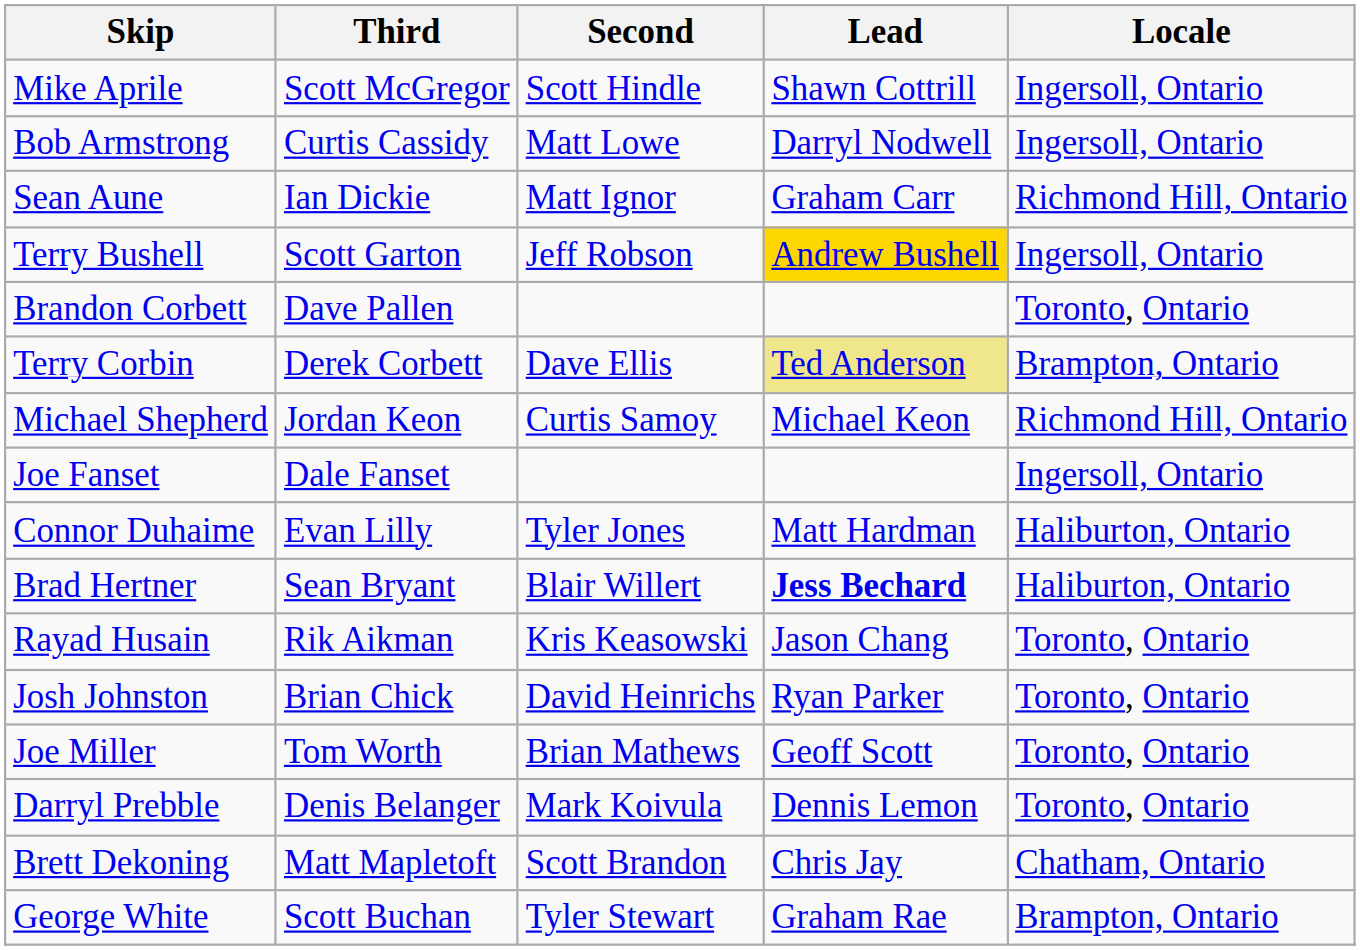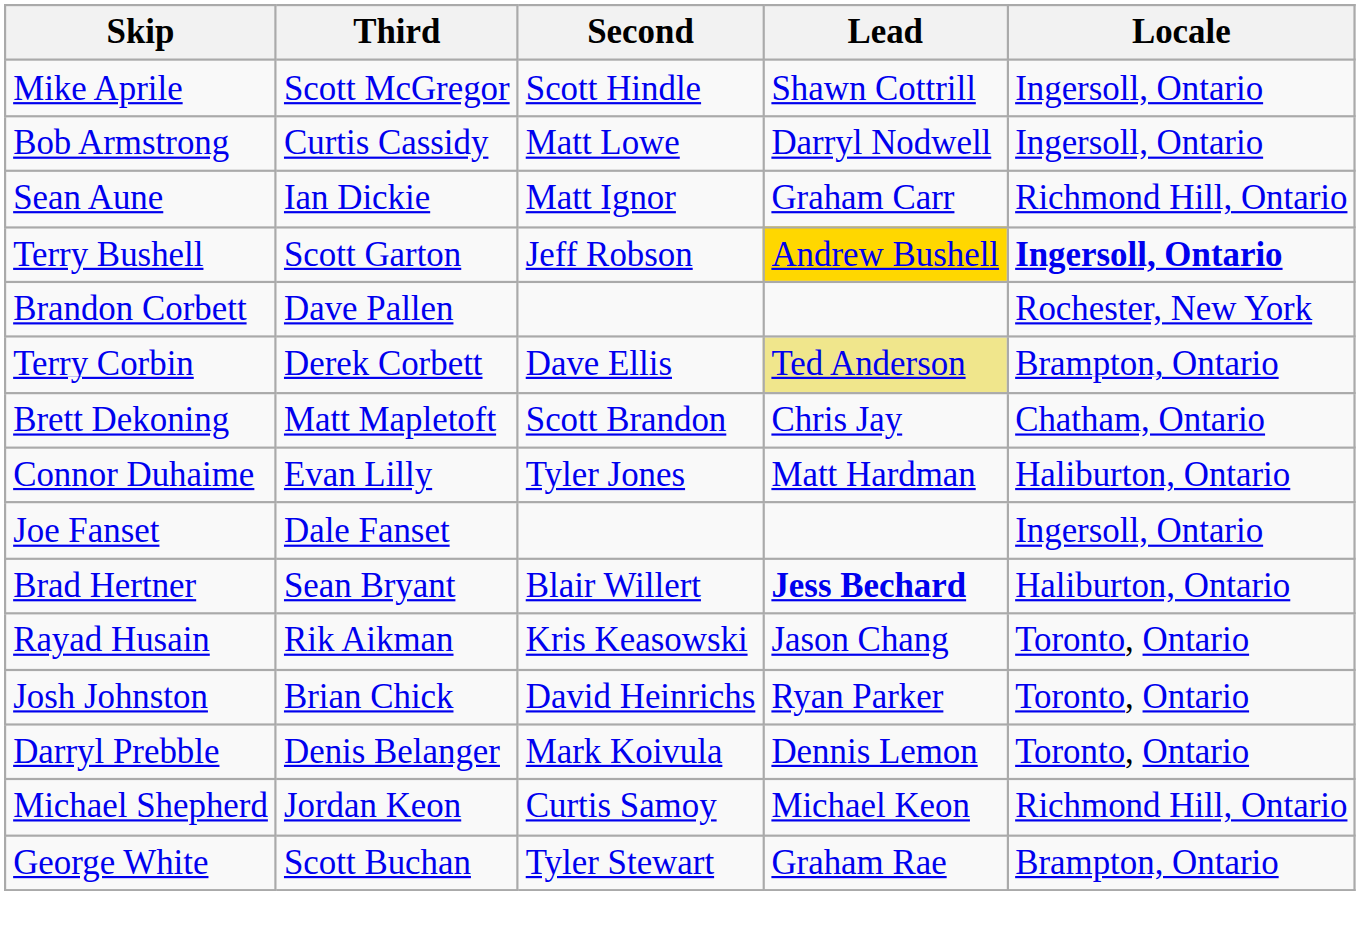(1139, 253) normal -> (1149, 253) bold
(1132, 308) Toronto, Ontario -> (1164, 308) Rochester, New York
rows swapped: (121, 861) <-> (141, 419)
rows swapped: (134, 530) <-> (86, 474)
- row: (84, 751)
